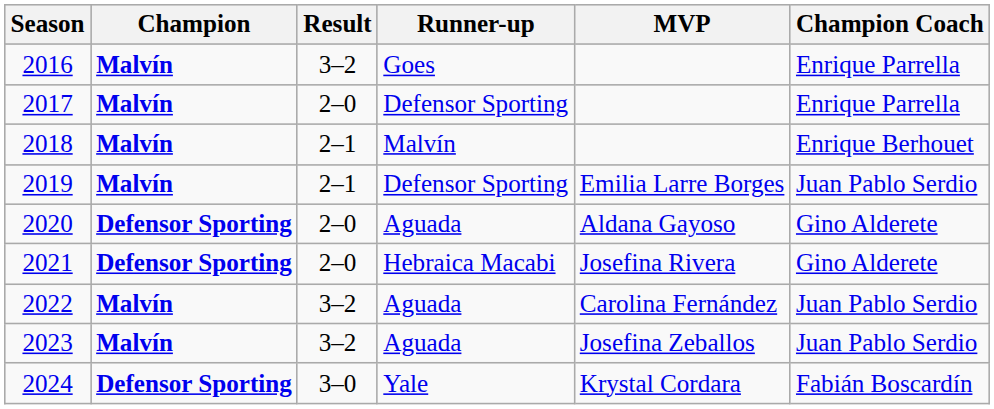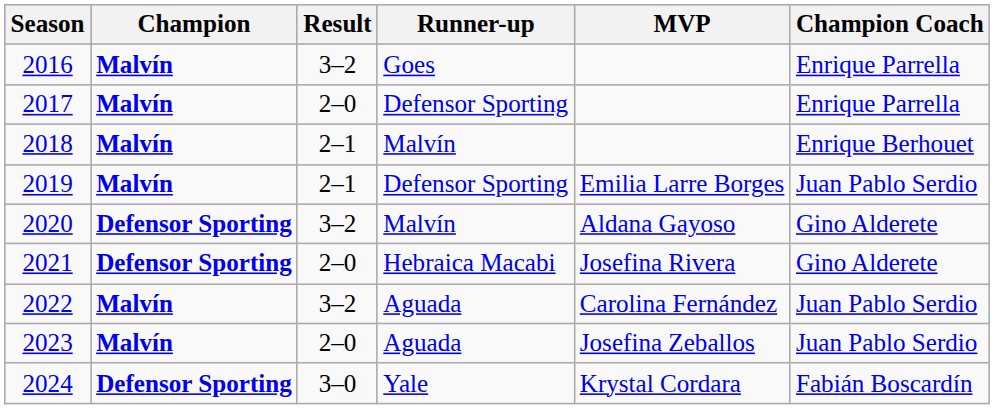(338, 223) 2–0 -> (338, 223) 3–2
(422, 223) Aguada -> (420, 223) Malvín
(338, 343) 3–2 -> (338, 343) 2–0
